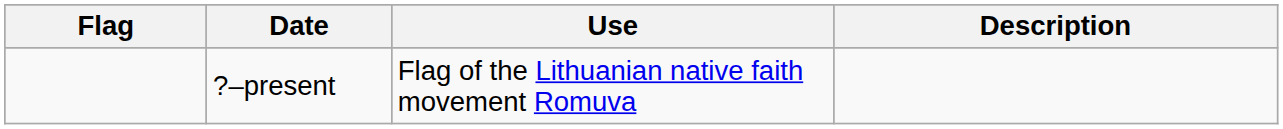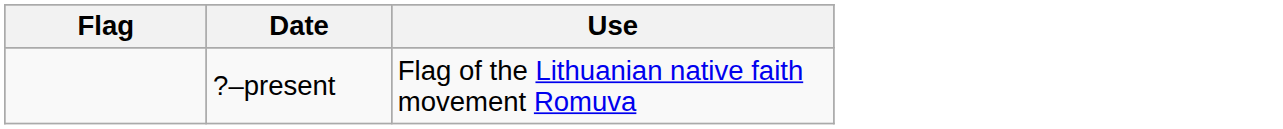- column: (1055, 26)
